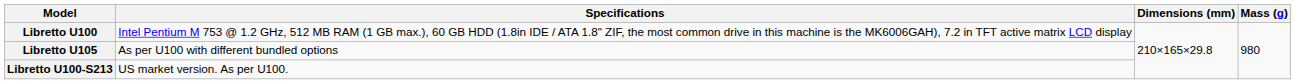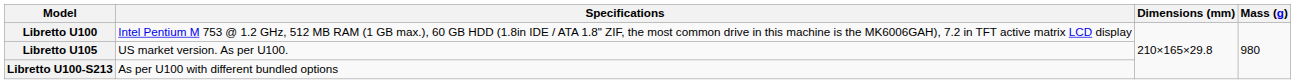(228, 50) As per U100 with different bundled options -> (203, 50) US market version. As per U100.
(203, 69) US market version. As per U100. -> (228, 69) As per U100 with different bundled options
